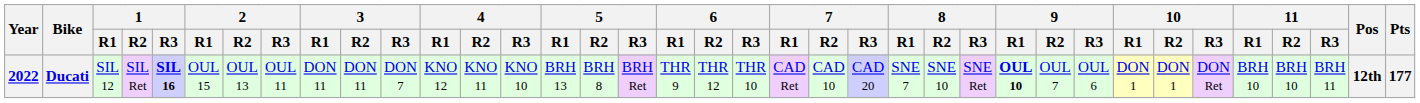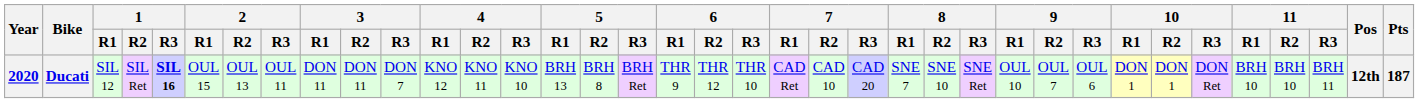(23, 75) 2022 -> (23, 75) 2020
(1016, 75) bold -> (1015, 75) normal
(1400, 75) 177 -> (1398, 75) 187
